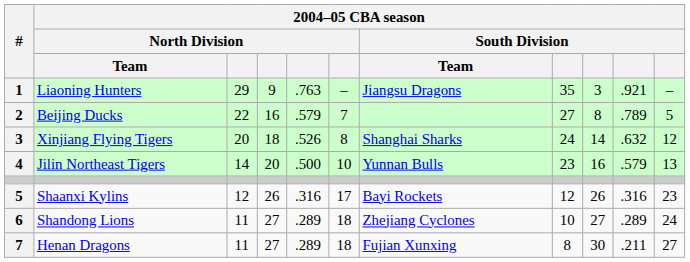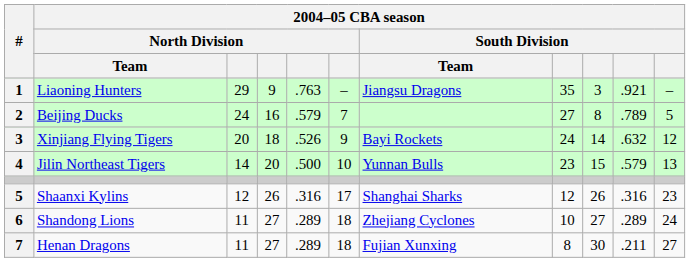(242, 115) 22 -> (242, 115) 24
(344, 139) 8 -> (344, 139) 9
(412, 139) Shanghai Sharks -> (402, 139) Bayi Rockets
(598, 164) 16 -> (598, 164) 15
(402, 195) Bayi Rockets -> (412, 195) Shanghai Sharks
